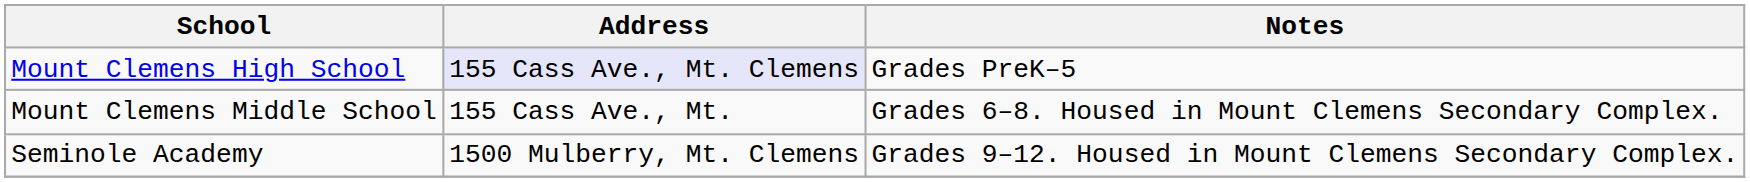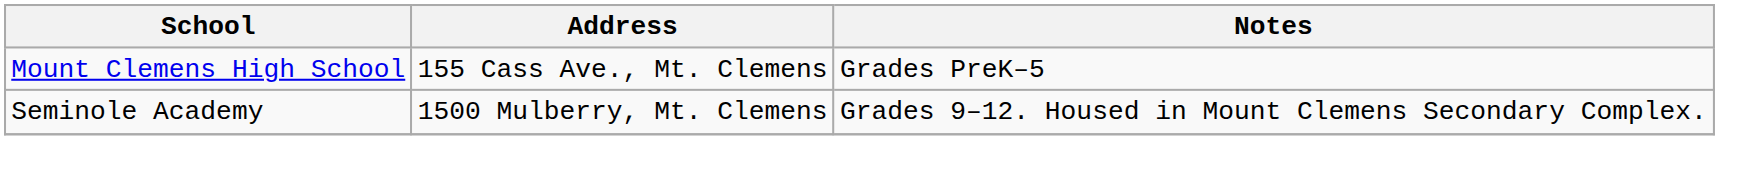(654, 69) lavender background -> (623, 69) no background
- row: (224, 112)
